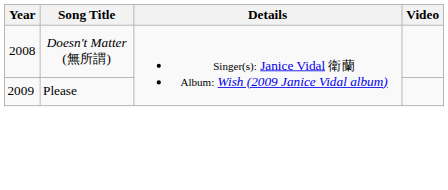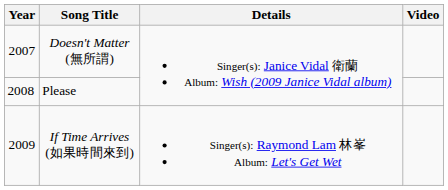(22, 51) 2008 -> (22, 51) 2007
(21, 91) 2009 -> (21, 91) 2008
+ row: (90, 144)
